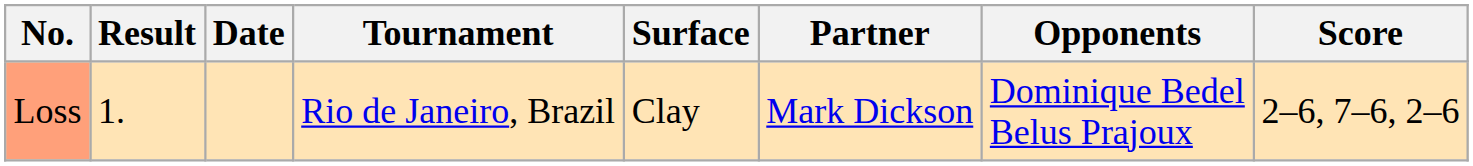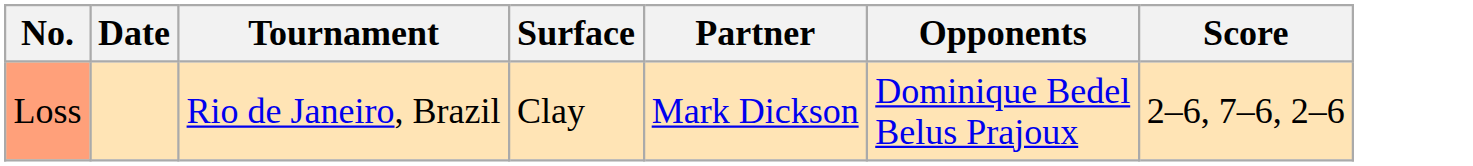- column: (147, 33)
